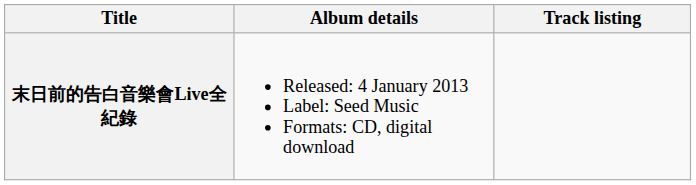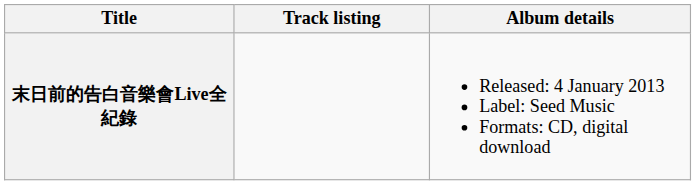columns swapped: (364, 18) <-> (592, 18)
